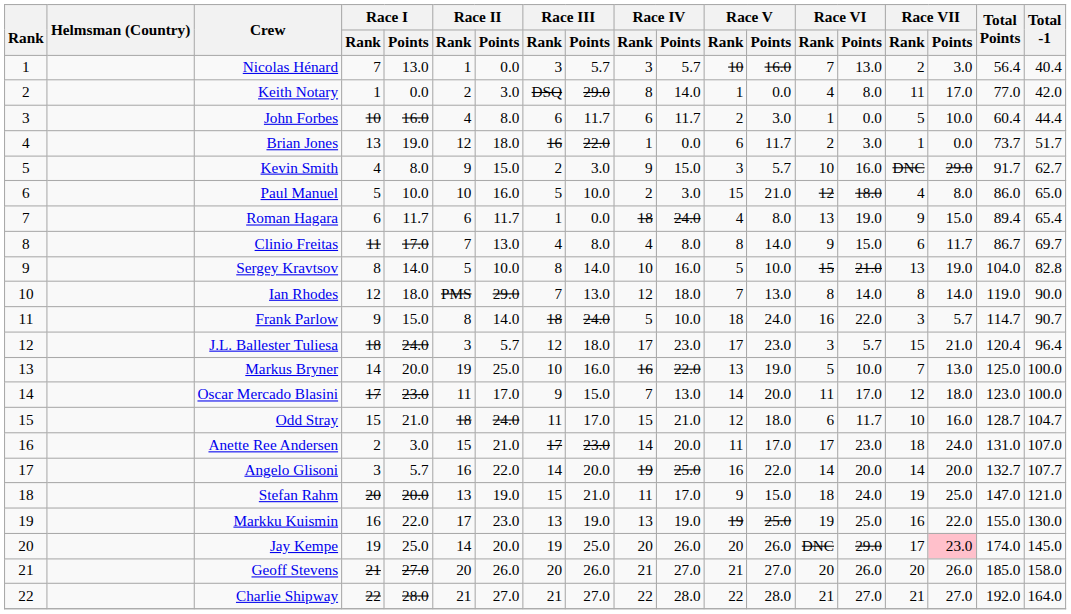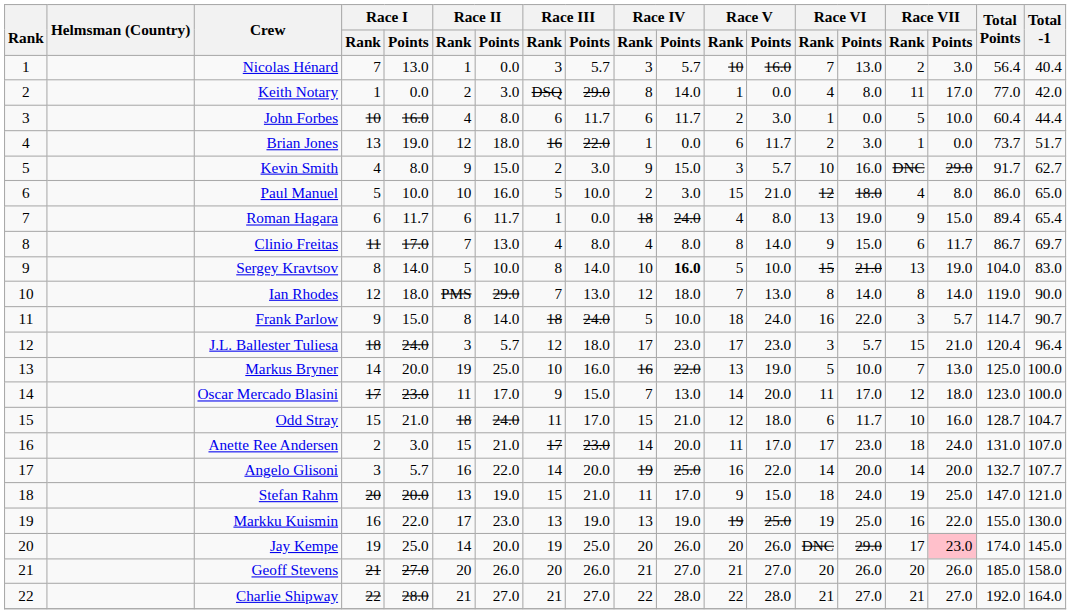(687, 269) normal -> (687, 269) bold
(1048, 269) 82.8 -> (1048, 269) 83.0
